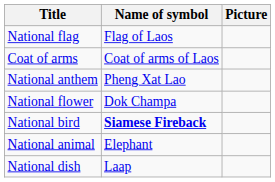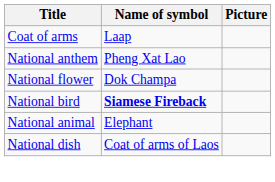- row: (43, 36)
(161, 58) Coat of arms of Laos -> (118, 36) Laap
(118, 166) Laap -> (161, 144) Coat of arms of Laos
